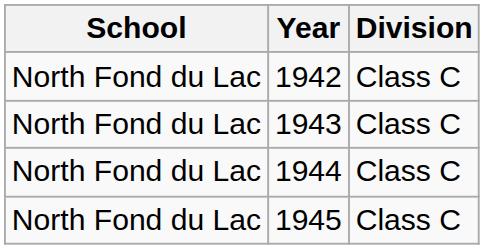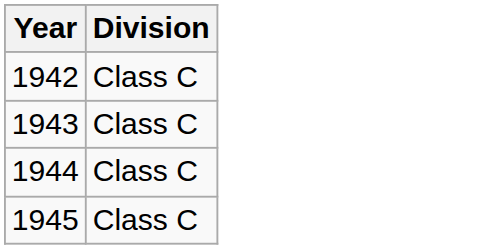- column: (136, 28)
